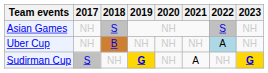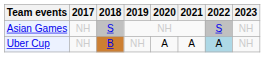(168, 45) NH -> (165, 45) A
(196, 45) NH -> (192, 45) A
- row: (39, 60)
